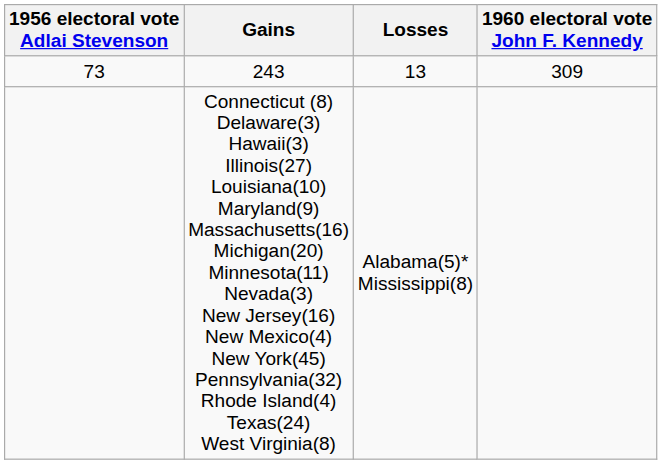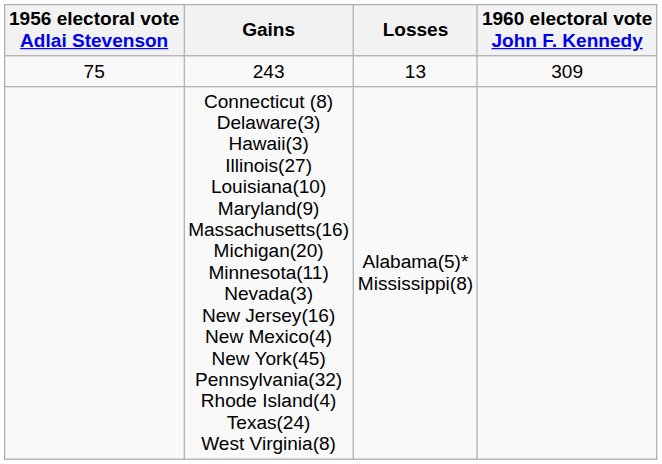(94, 71) 73 -> (94, 71) 75
